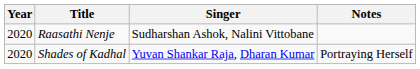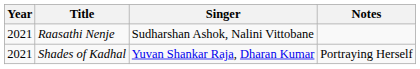(20, 34) 2020 -> (20, 34) 2021
(20, 53) 2020 -> (20, 53) 2021
